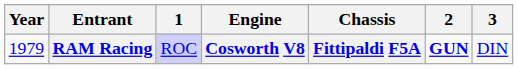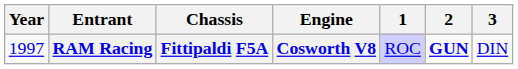columns swapped: (367, 19) <-> (179, 19)
(26, 48) 1979 -> (26, 48) 1997
